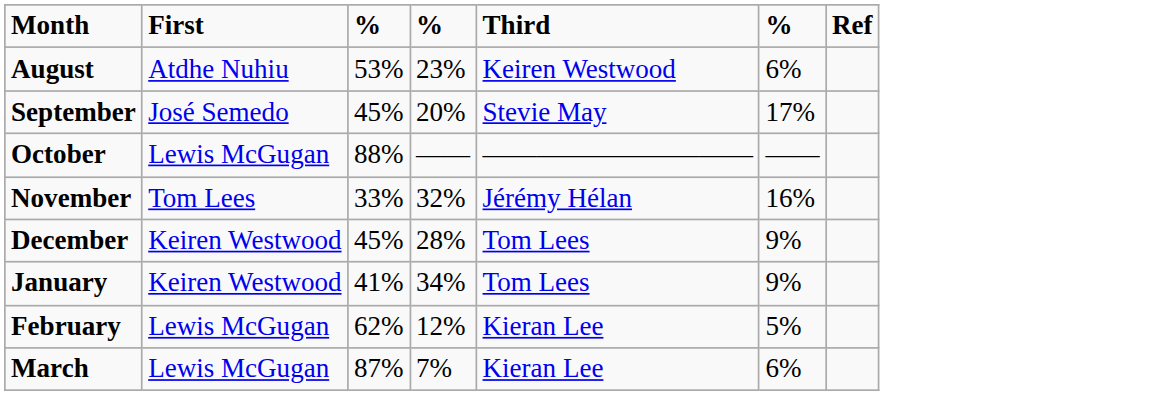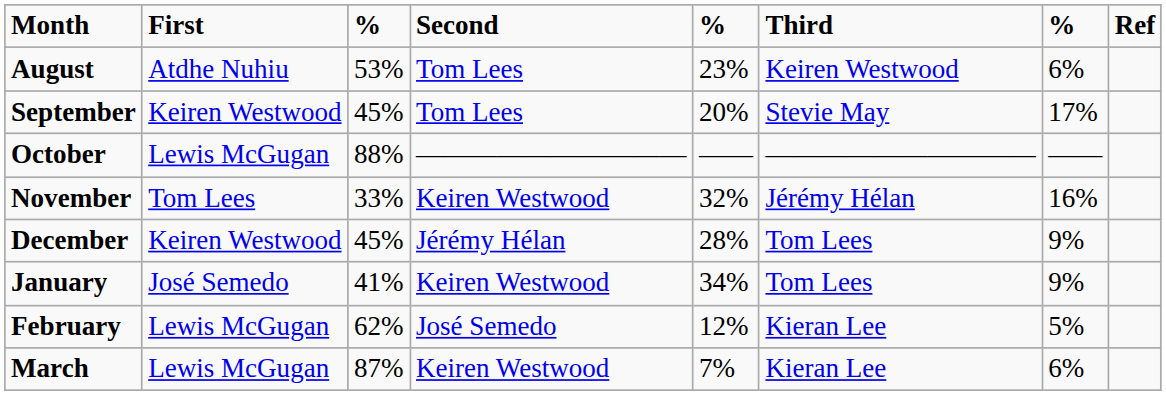+ column: (457, 25)
(218, 111) José Semedo -> (245, 111) Keiren Westwood
(245, 283) Keiren Westwood -> (218, 283) José Semedo
